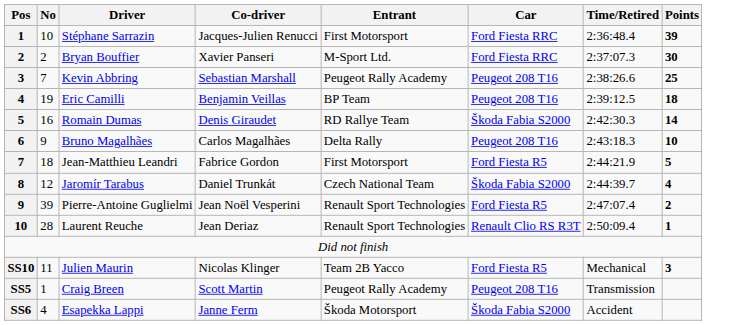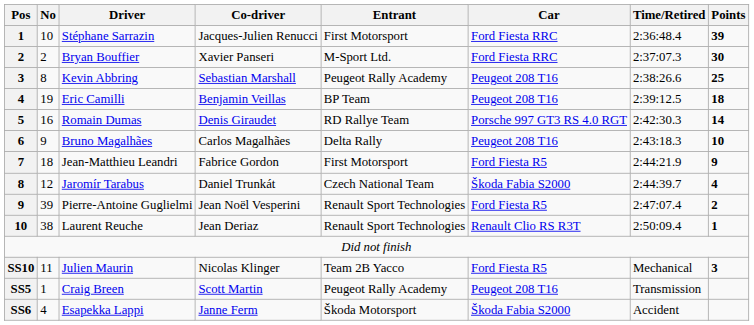(43, 78) 7 -> (43, 78) 8
(521, 120) Škoda Fabia S2000 -> (549, 120) Porsche 997 GT3 RS 4.0 RGT
(668, 162) 5 -> (715, 162) 9
(47, 225) 28 -> (47, 225) 38
